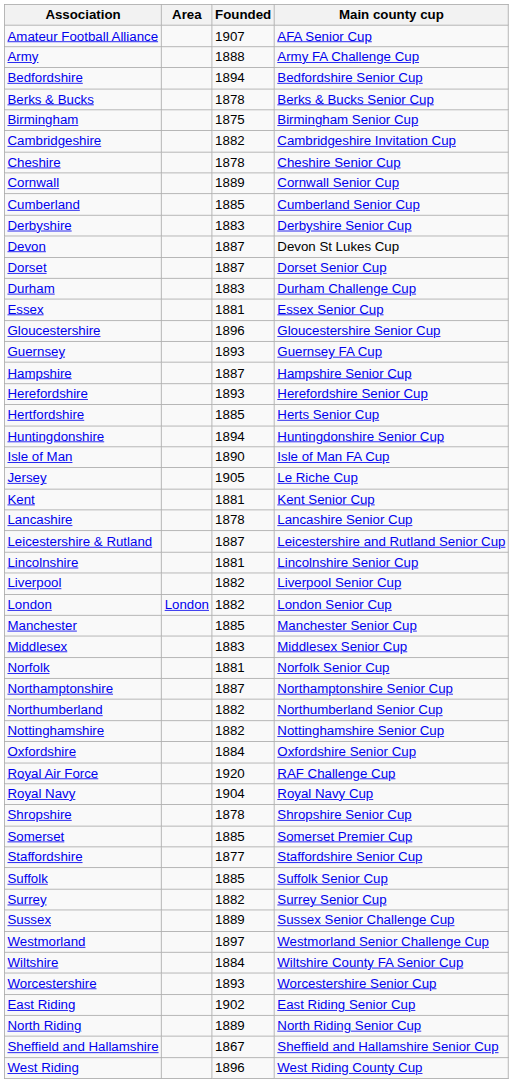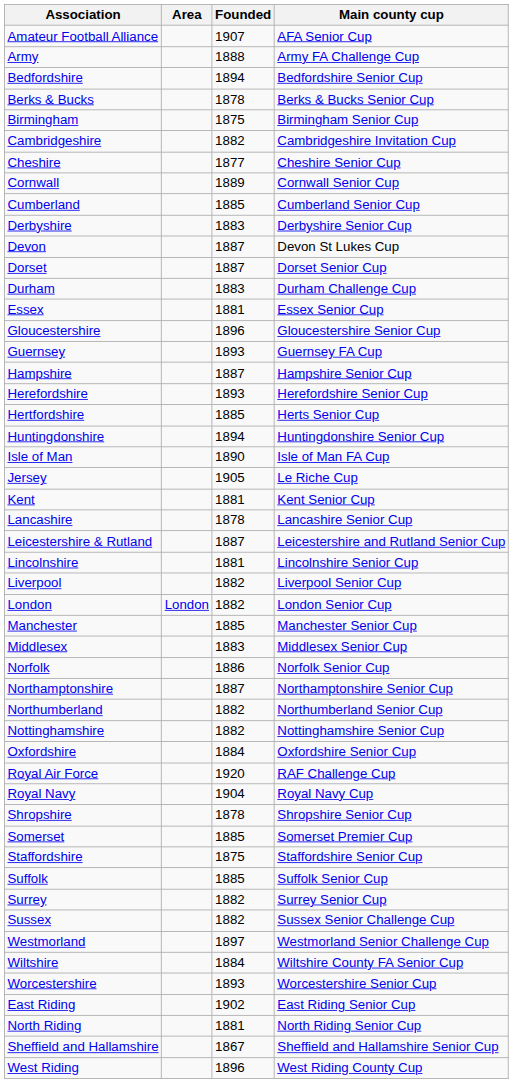(230, 162) 1878 -> (230, 162) 1877
(230, 667) 1881 -> (230, 667) 1886
(230, 857) 1877 -> (230, 857) 1875
(230, 920) 1889 -> (230, 920) 1882
(230, 1025) 1889 -> (230, 1025) 1881
